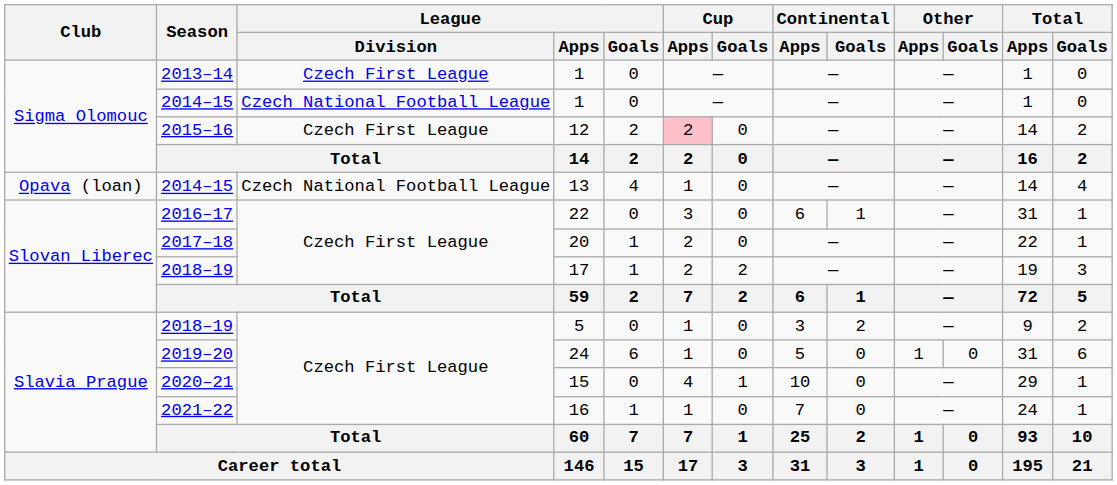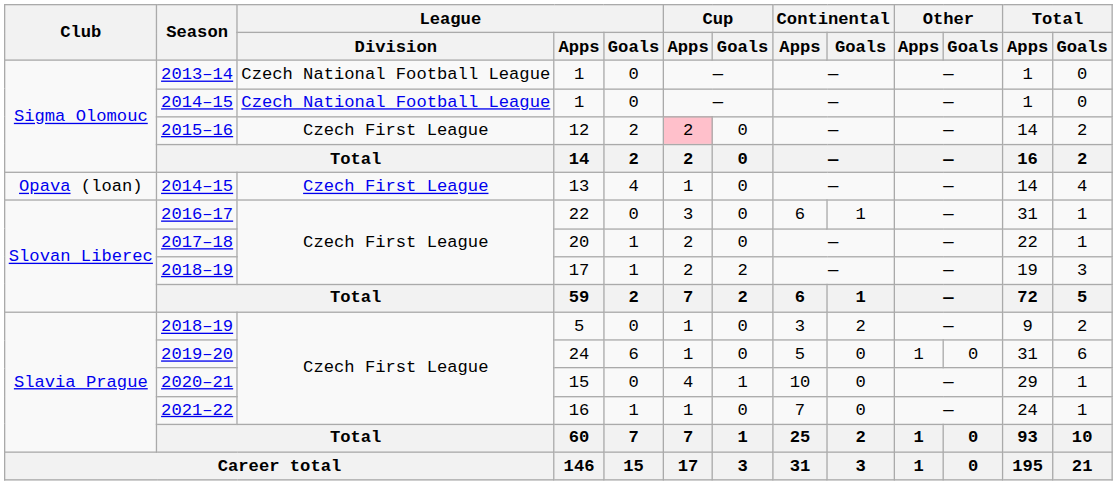(396, 75) Czech First League -> (396, 75) Czech National Football League
(396, 186) Czech National Football League -> (396, 186) Czech First League
